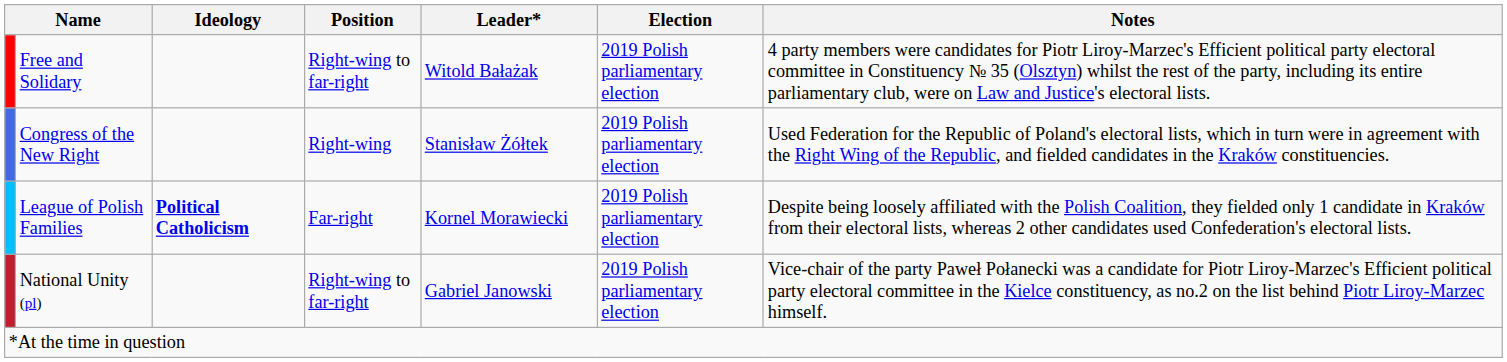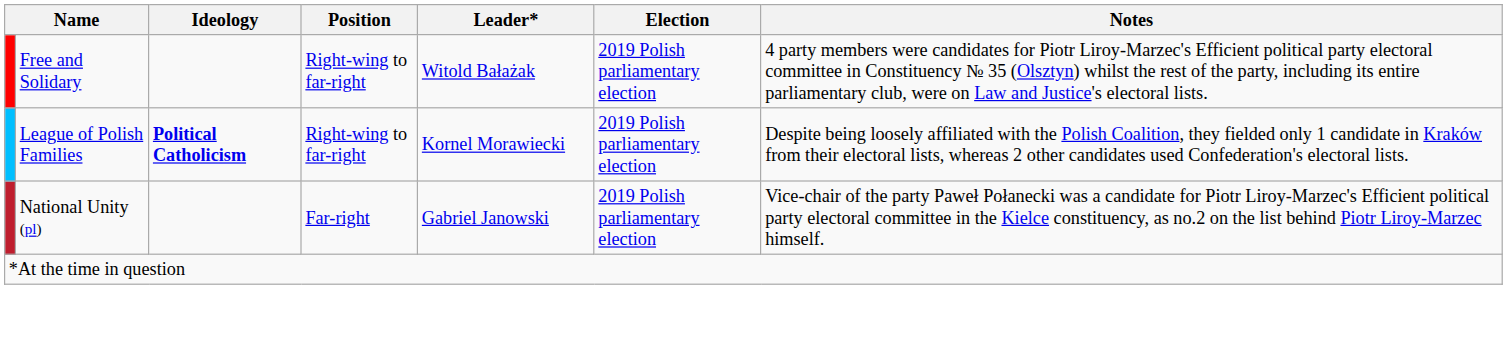- row: (77, 144)
(341, 217) Far-right -> (356, 144) Right-wing to far-right
(359, 291) Right-wing to far-right -> (338, 217) Far-right
